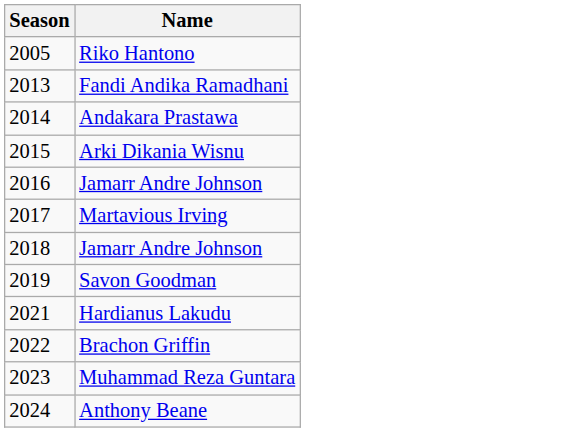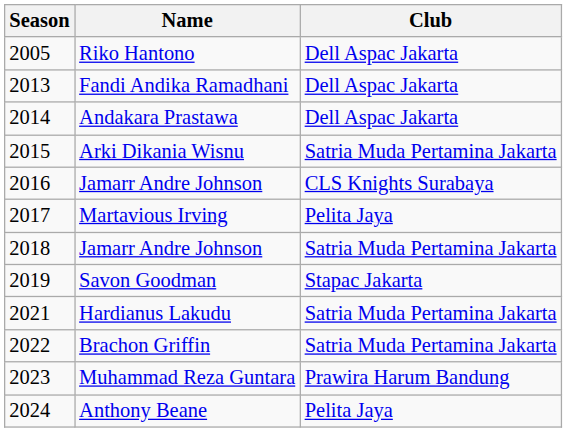+ column: (431, 20)
